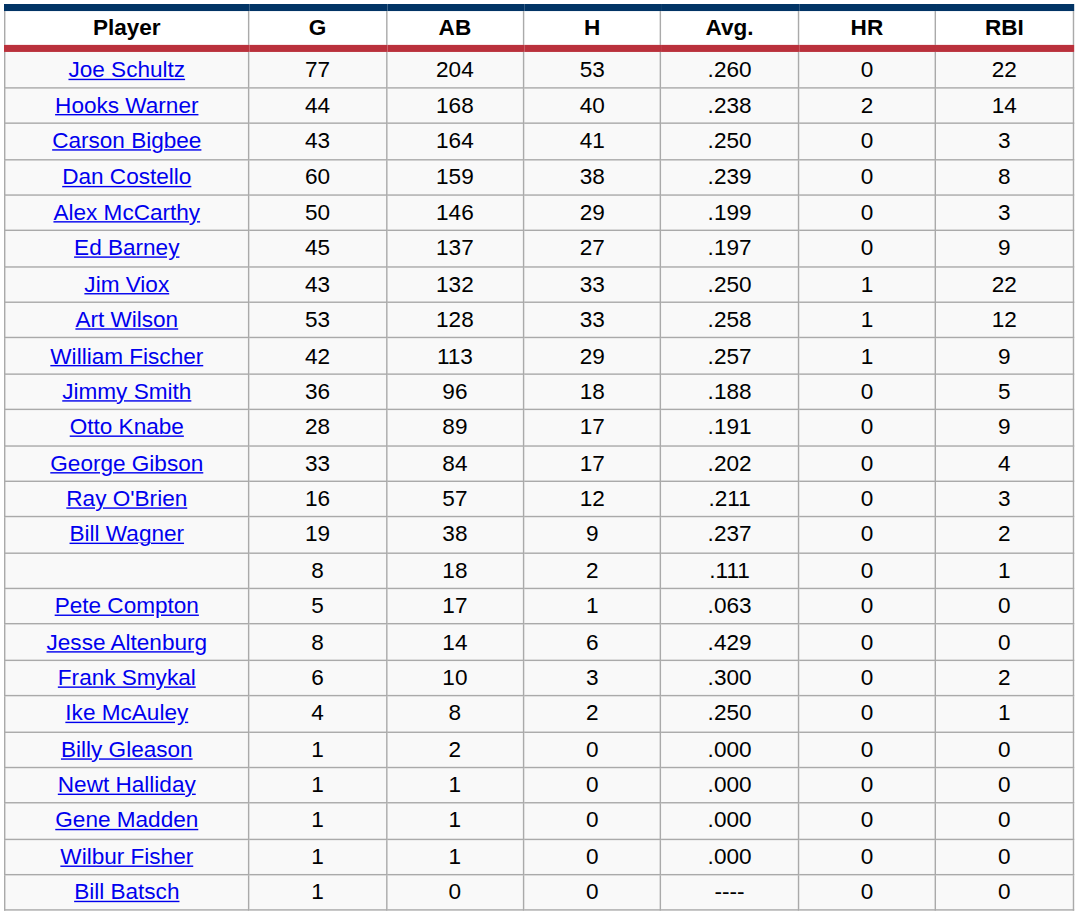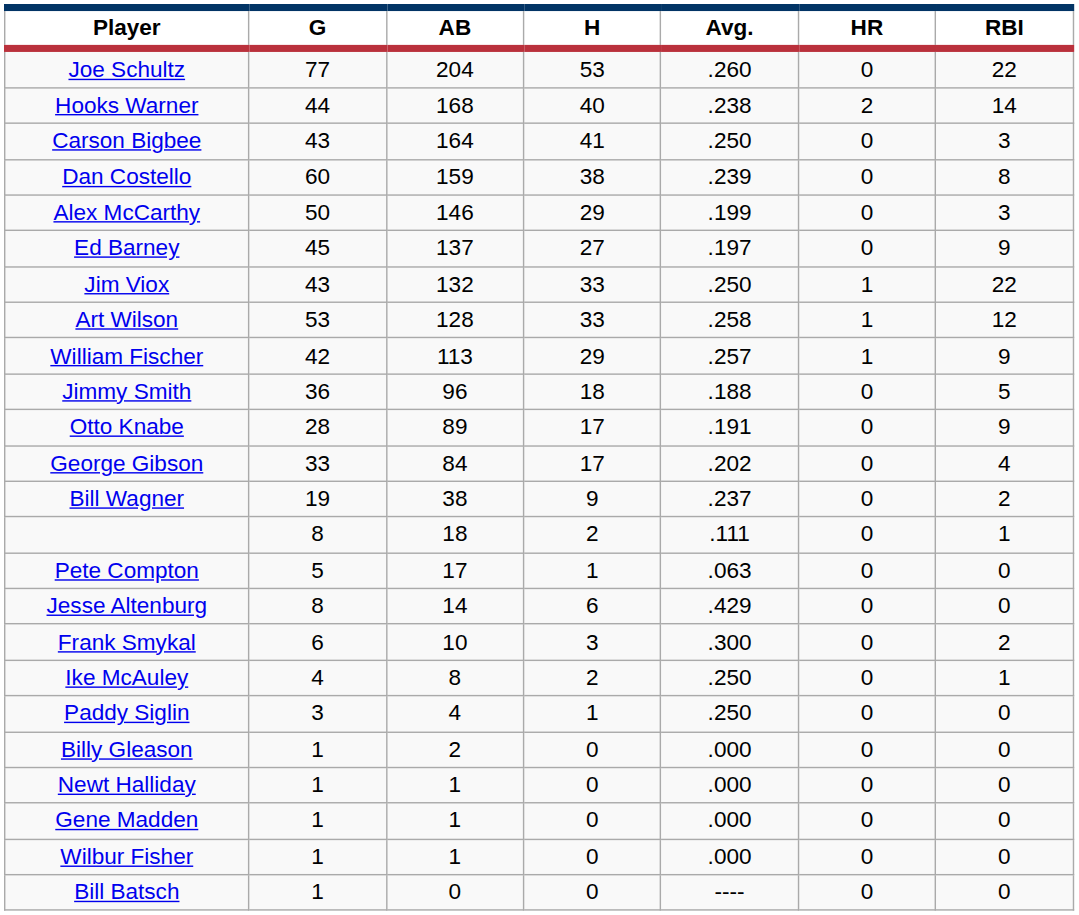- row: (127, 498)
+ row: (127, 713)
